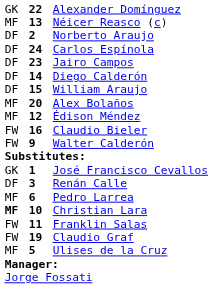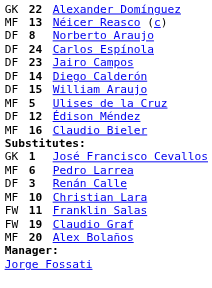(32, 36) 2 -> (32, 36) 8
rows swapped: (110, 251) <-> (93, 103)
(11, 116) MF -> (11, 116) DF
(11, 130) FW -> (11, 130) MF
- row: (103, 143)
rows swapped: (90, 183) <-> (93, 197)
(11, 210) bold -> (11, 197) normal
